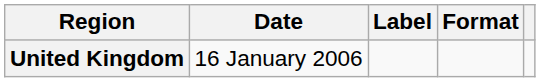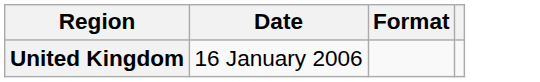- column: (402, 22)
